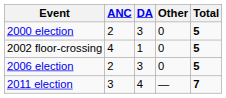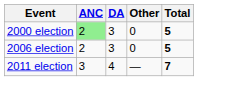(110, 31) no background -> (82, 31) lightgreen background
- row: (55, 48)
